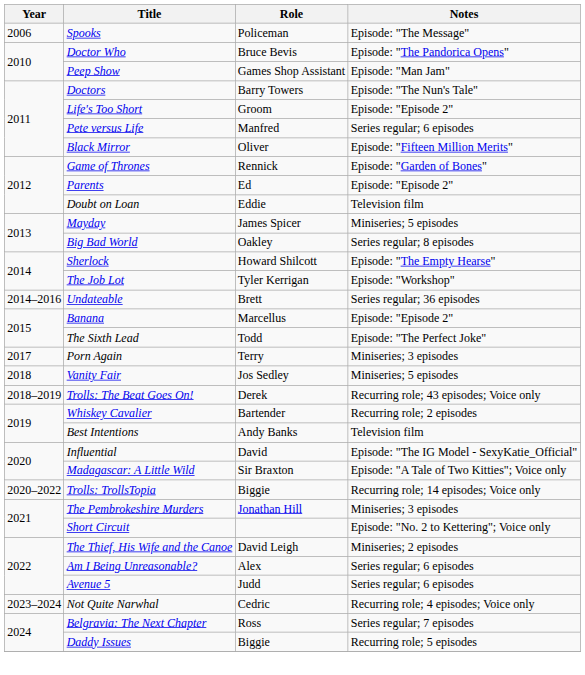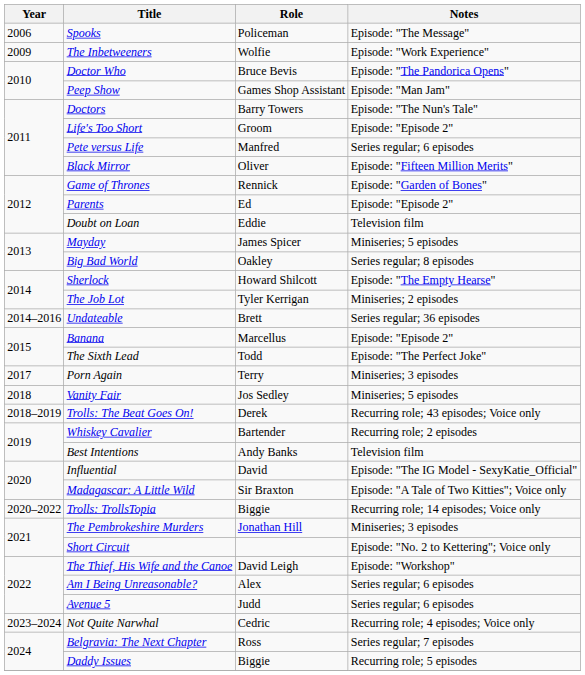+ row: (109, 52)
(403, 280) Episode: "Workshop" -> (404, 299) Miniseries; 2 episodes
(404, 546) Miniseries; 2 episodes -> (403, 565) Episode: "Workshop"
